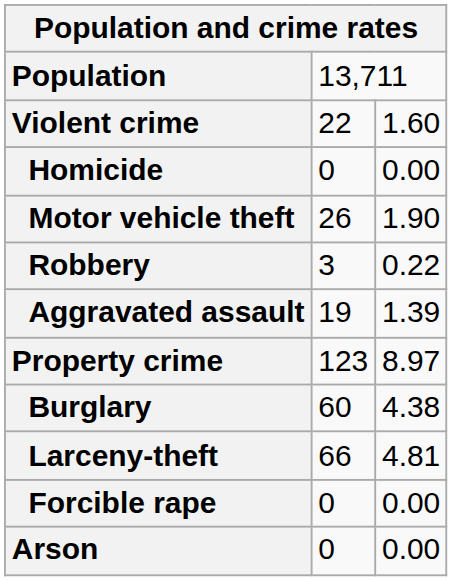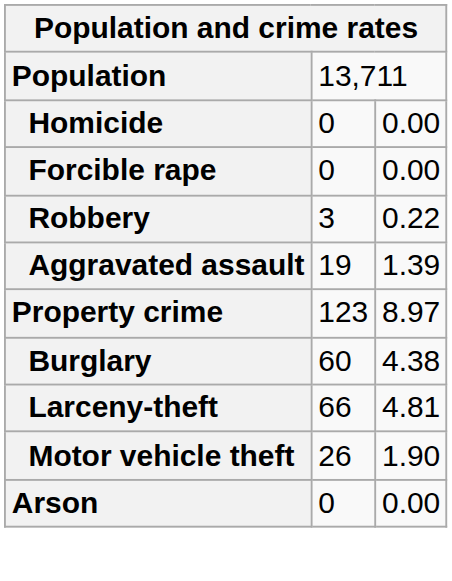- row: (106, 123)
rows swapped: (114, 502) <-> (153, 218)
